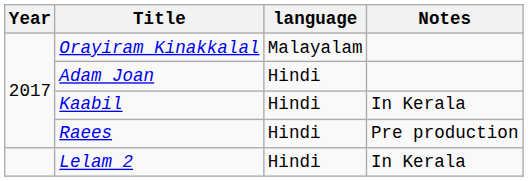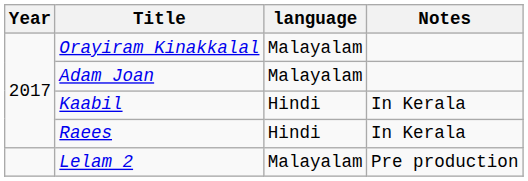(294, 76) Hindi -> (315, 76) Malayalam
(445, 133) Pre production -> (418, 133) In Kerala
(294, 162) Hindi -> (315, 162) Malayalam
(418, 162) In Kerala -> (445, 162) Pre production
